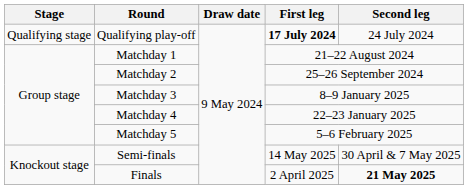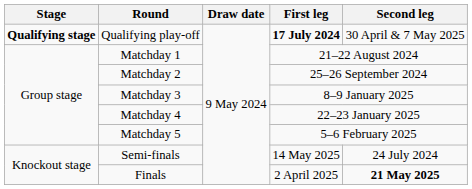(49, 34) normal -> (51, 34) bold
(401, 34) 24 July 2024 -> (405, 34) 30 April & 7 May 2025
(401, 154) 30 April & 7 May 2025 -> (405, 154) 24 July 2024
